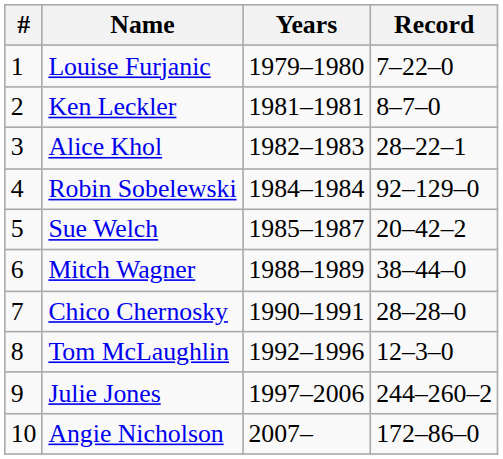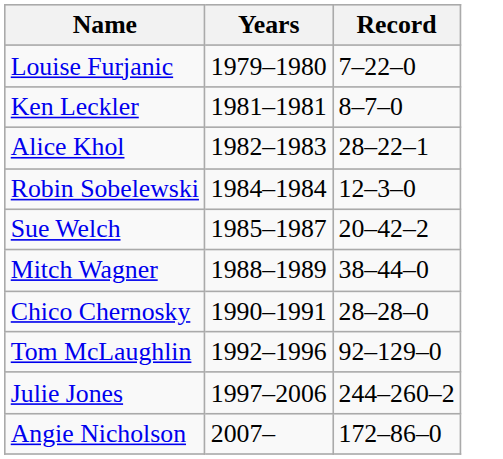- column: (24, 24)
(428, 188) 92–129–0 -> (377, 188) 12–3–0
(415, 351) 12–3–0 -> (390, 351) 92–129–0
